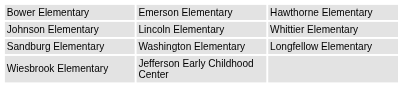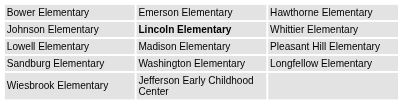(181, 29) normal -> (185, 29) bold
+ row: (48, 46)
